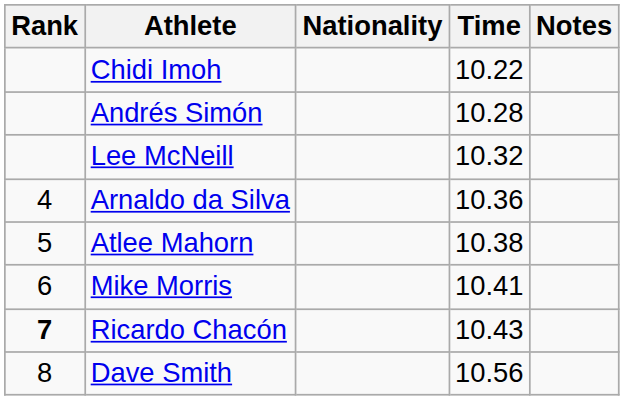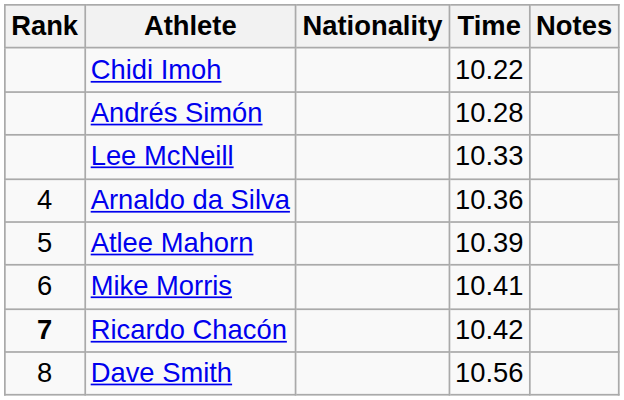(489, 156) 10.32 -> (489, 156) 10.33
(489, 243) 10.38 -> (489, 243) 10.39
(489, 329) 10.43 -> (489, 329) 10.42
